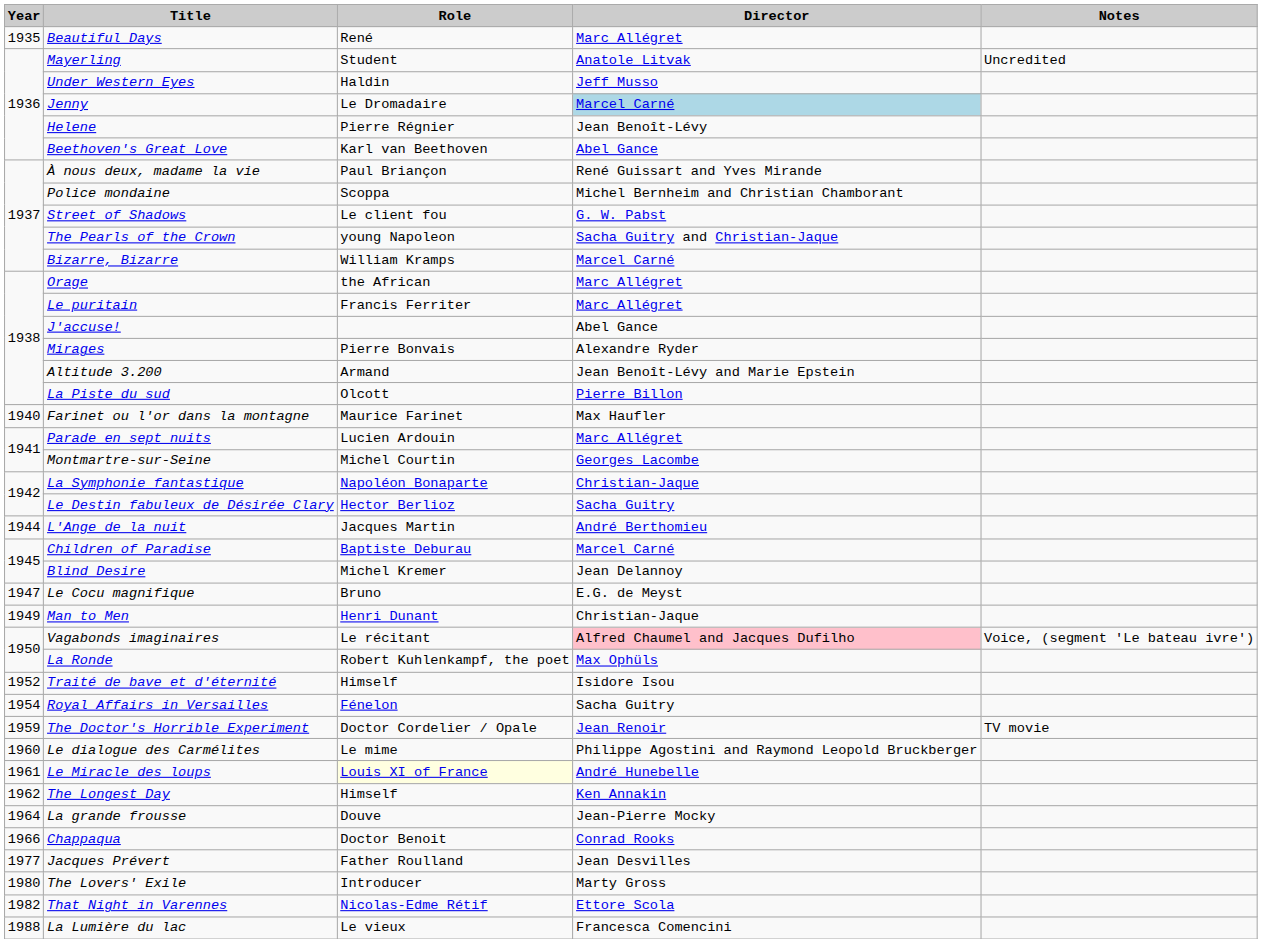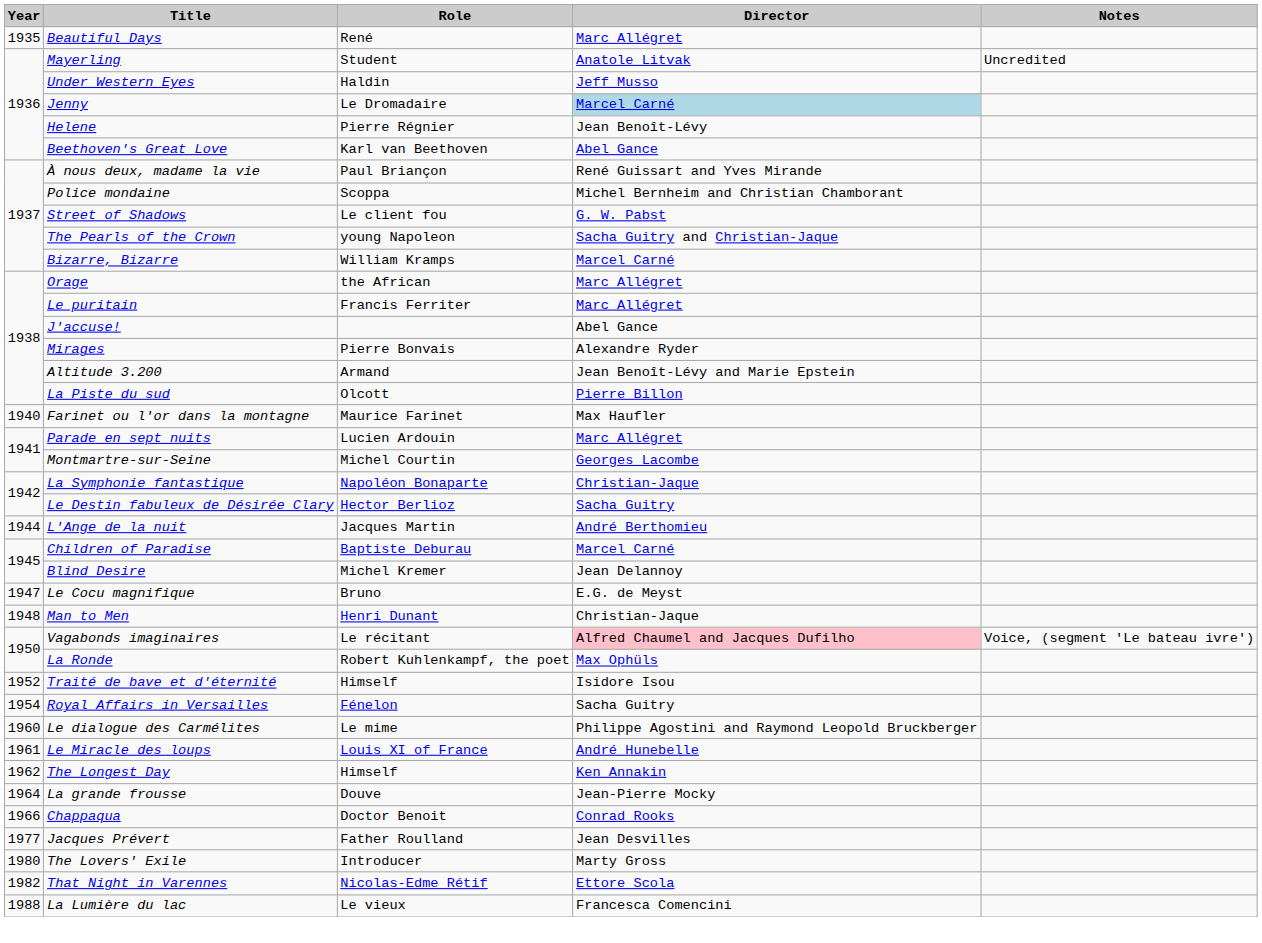(24, 616) 1949 -> (24, 616) 1948
- row: (178, 728)
(414, 772) lightyellow background -> (414, 750) no background
